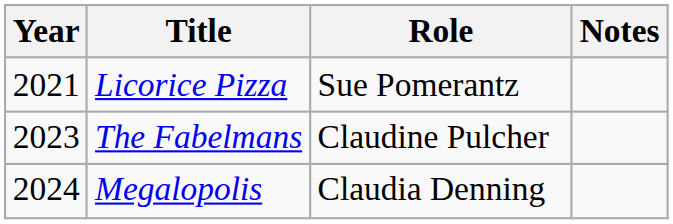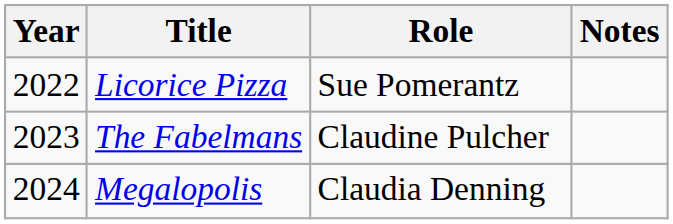(46, 84) 2021 -> (46, 84) 2022
